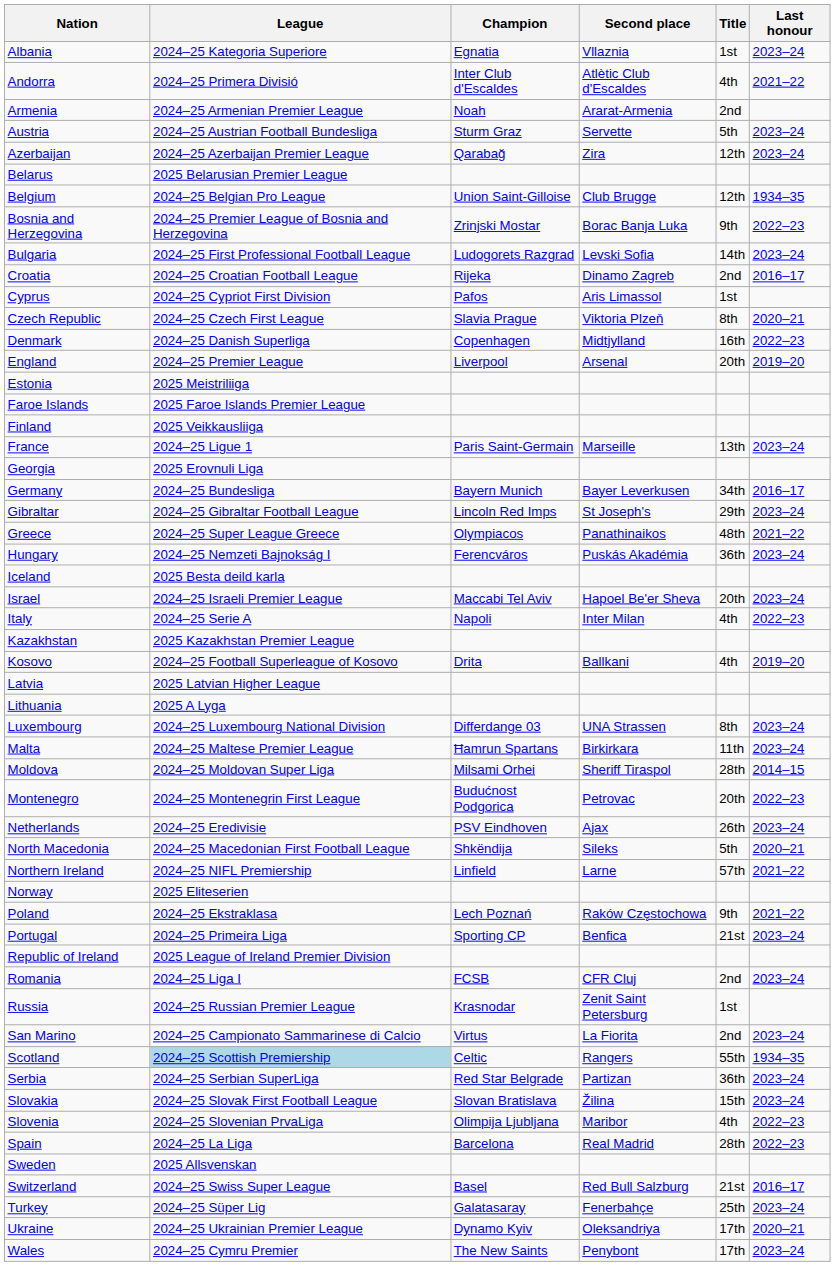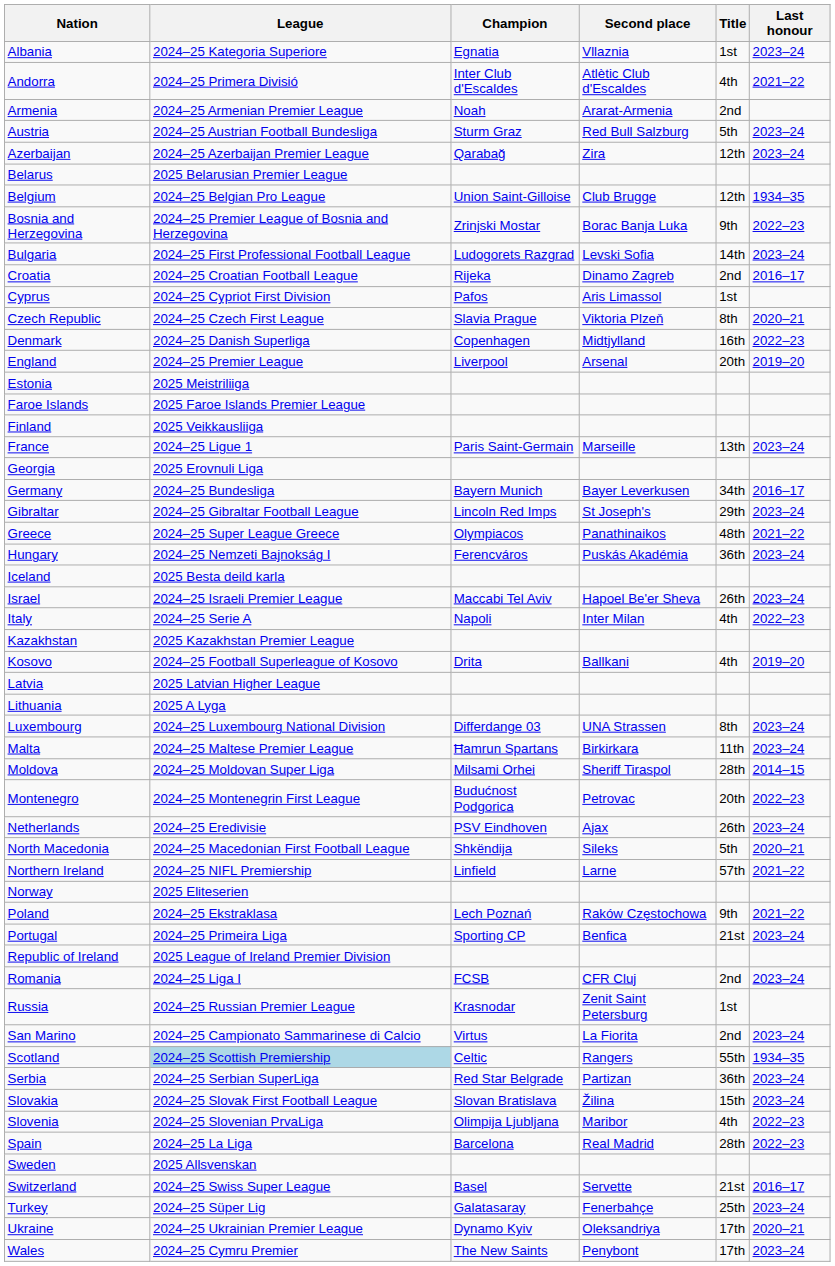(607, 131) Servette -> (636, 131) Red Bull Salzburg
(732, 597) 20th -> (732, 597) 26th
(636, 1186) Red Bull Salzburg -> (607, 1186) Servette
